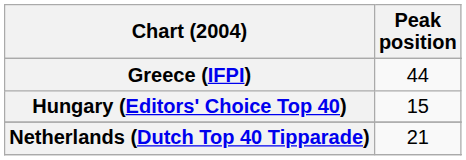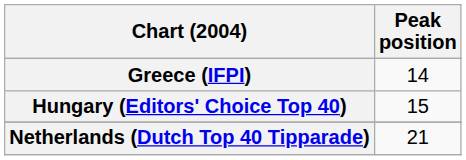(418, 74) 44 -> (418, 74) 14
